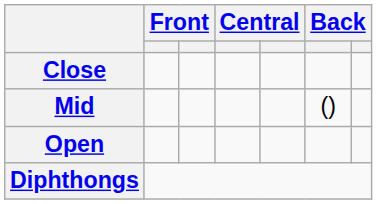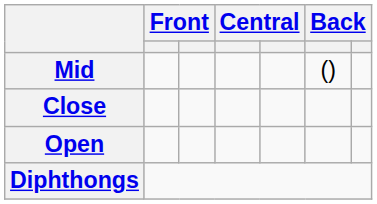rows swapped: (74, 70) <-> (74, 107)
